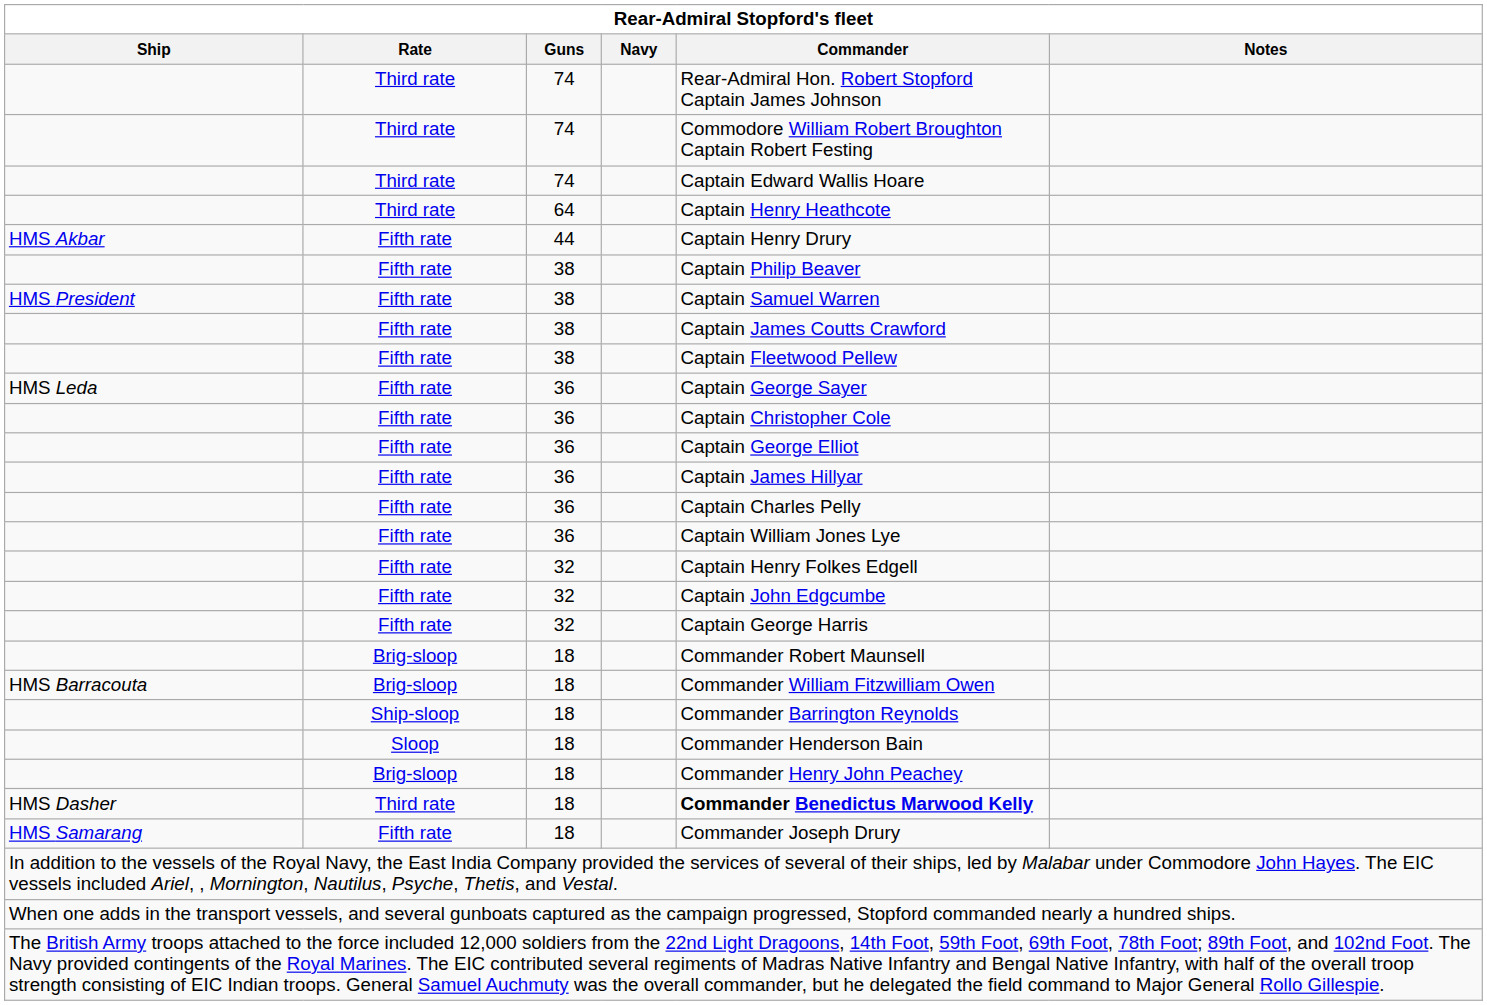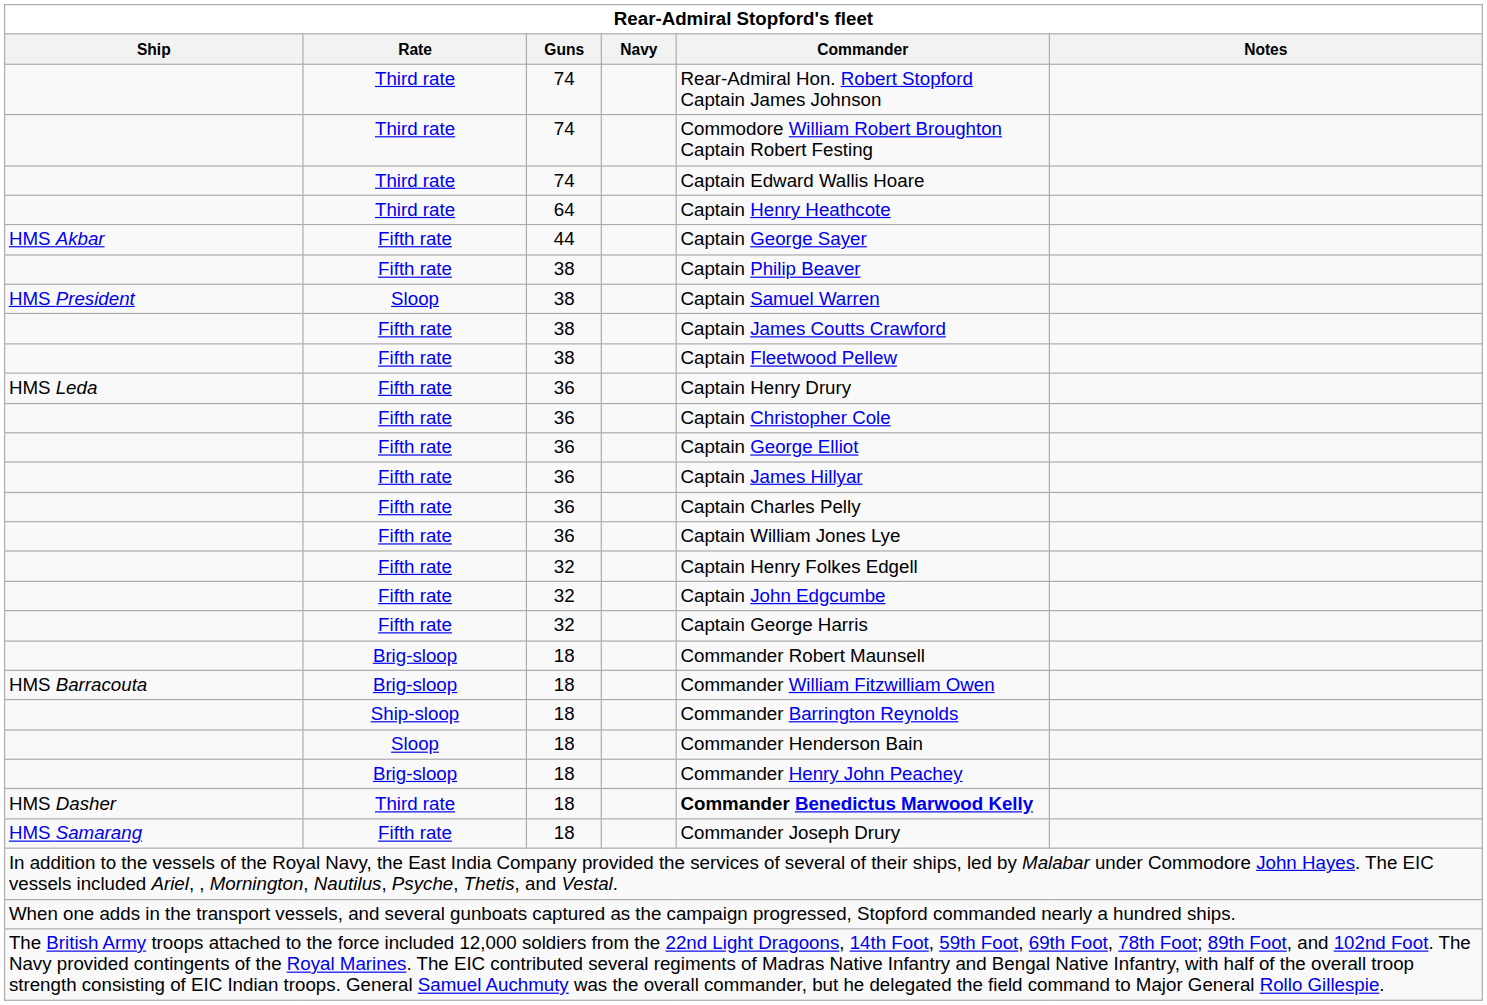(766, 239) Captain Henry Drury -> (774, 239) Captain George Sayer
(415, 298) Fifth rate -> (415, 298) Sloop
(774, 388) Captain George Sayer -> (766, 388) Captain Henry Drury
